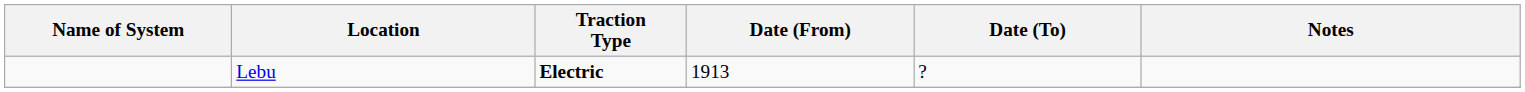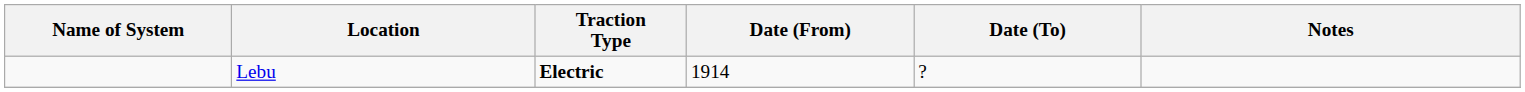(710, 71) 1913 -> (710, 71) 1914
